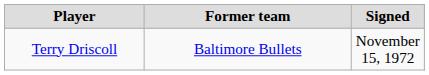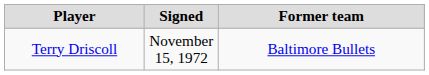columns swapped: (388, 16) <-> (248, 16)
